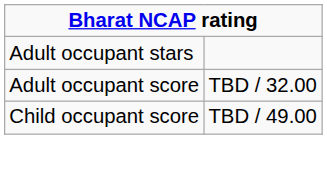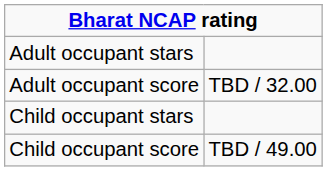+ row: (101, 117)
